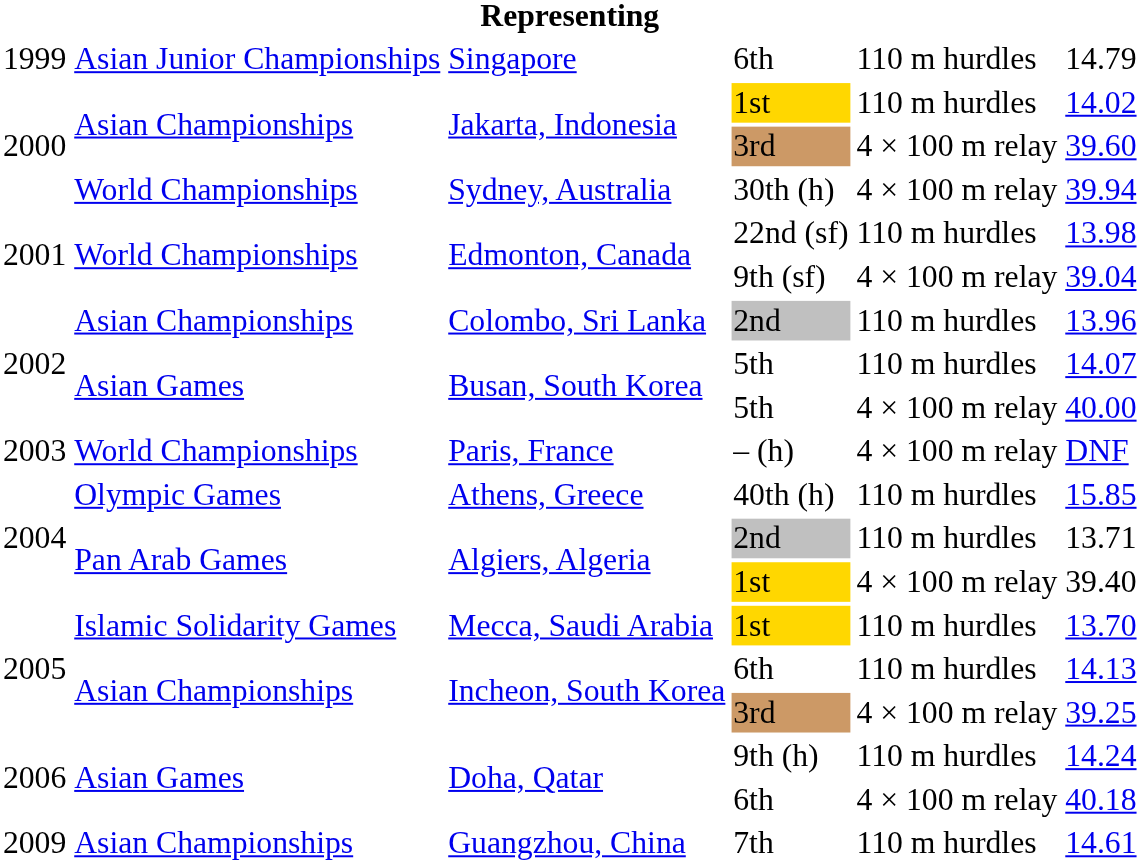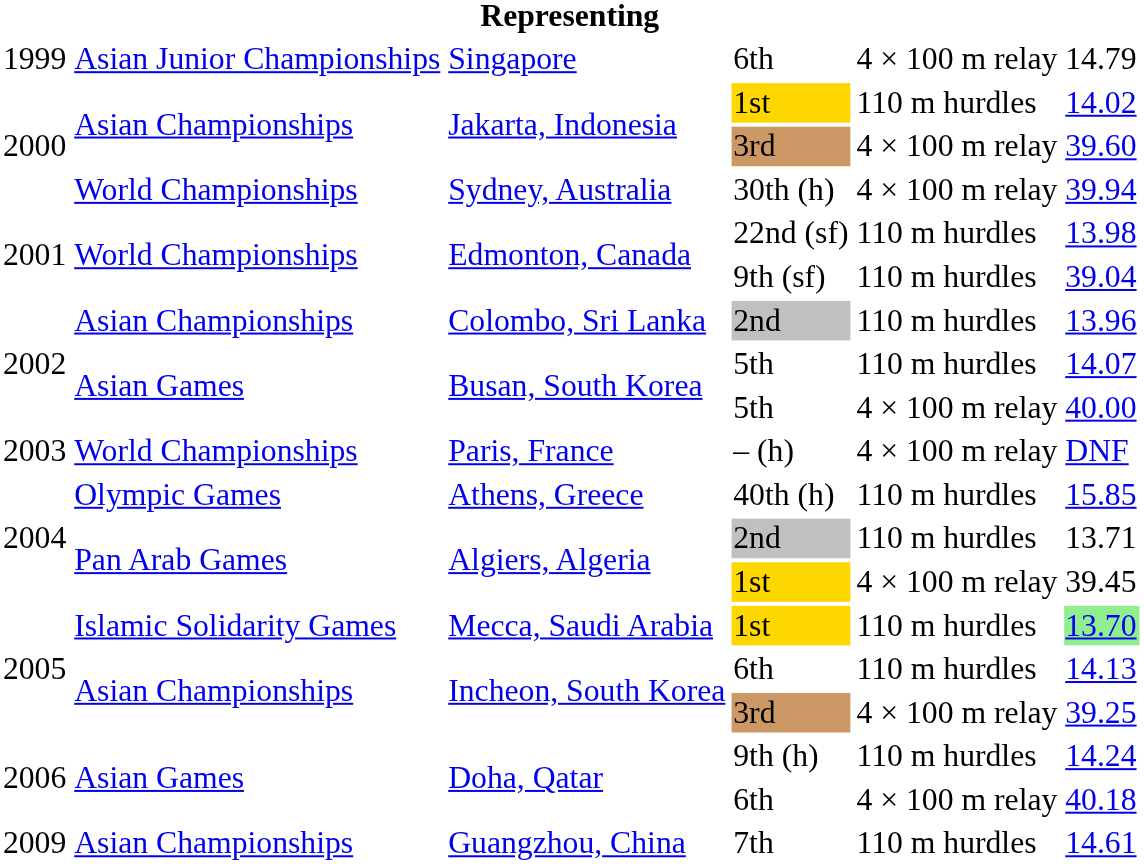(947, 58) 110 m hurdles -> (957, 58) 4 × 100 m relay
(957, 276) 4 × 100 m relay -> (947, 276) 110 m hurdles
(1101, 581) 39.40 -> (1101, 581) 39.45
(1101, 625) no background -> (1101, 625) lightgreen background
